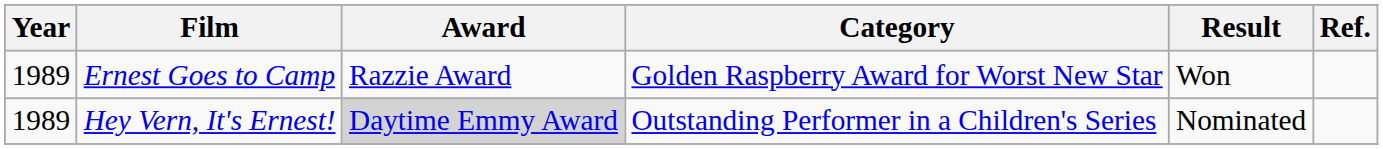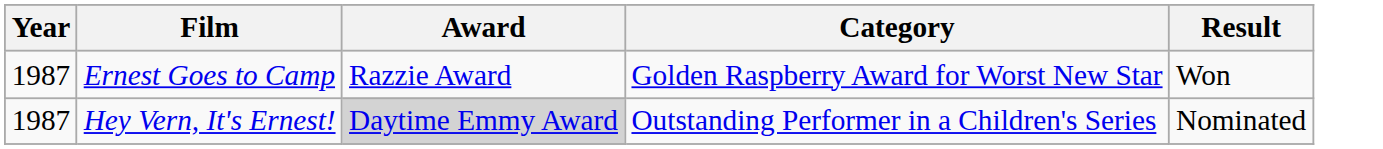- column: (1345, 27)
(41, 74) 1989 -> (41, 74) 1987
(41, 120) 1989 -> (41, 120) 1987
